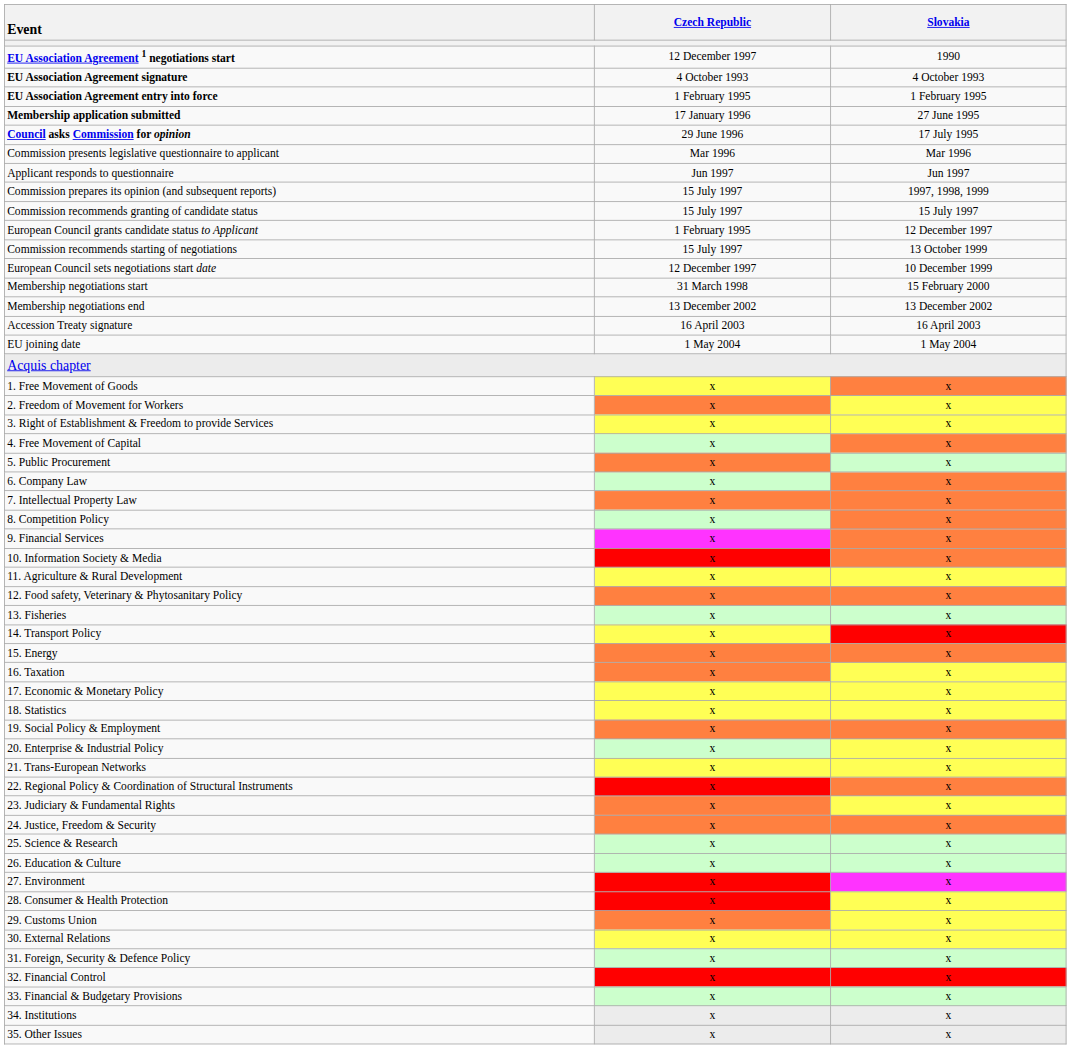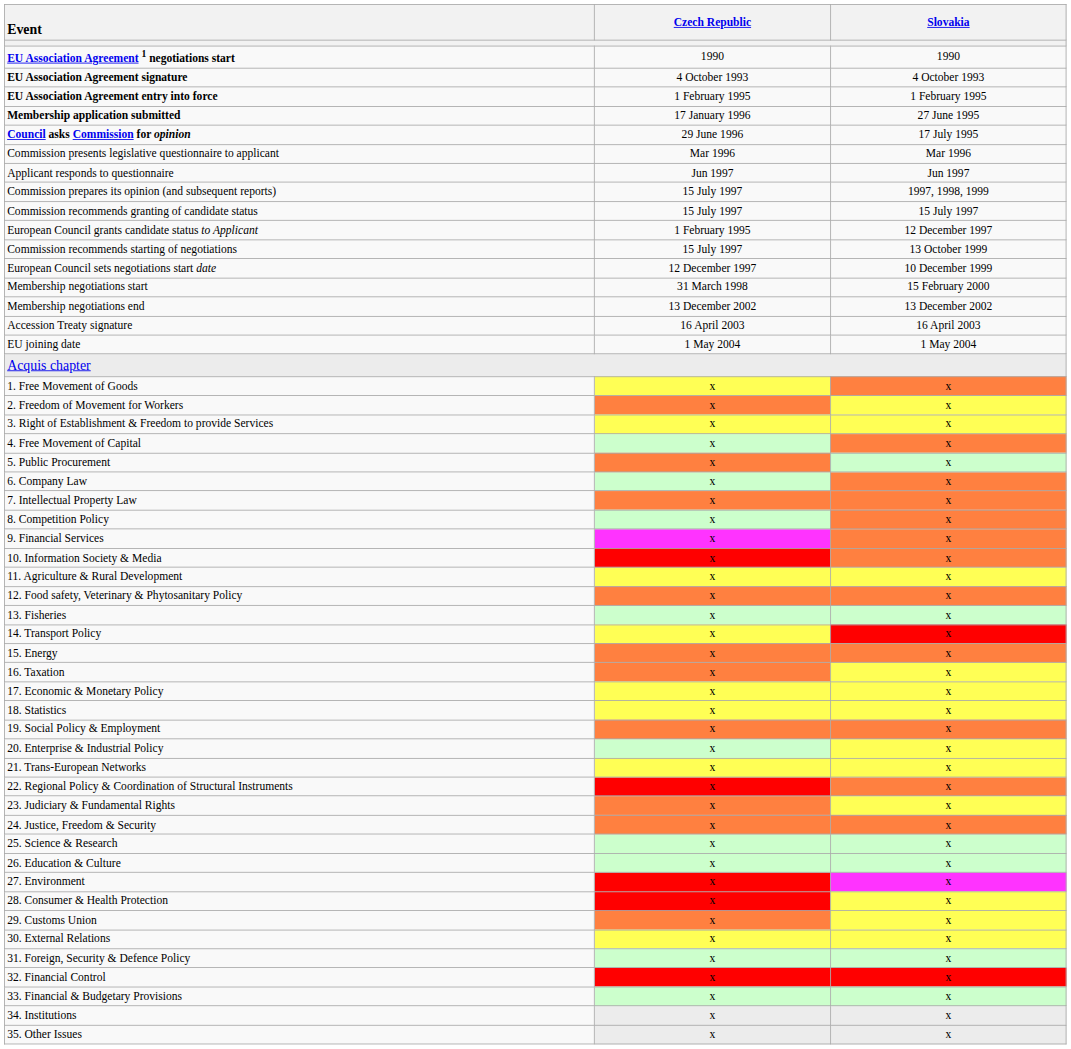(712, 56) 12 December 1997 -> (712, 56) 1990
